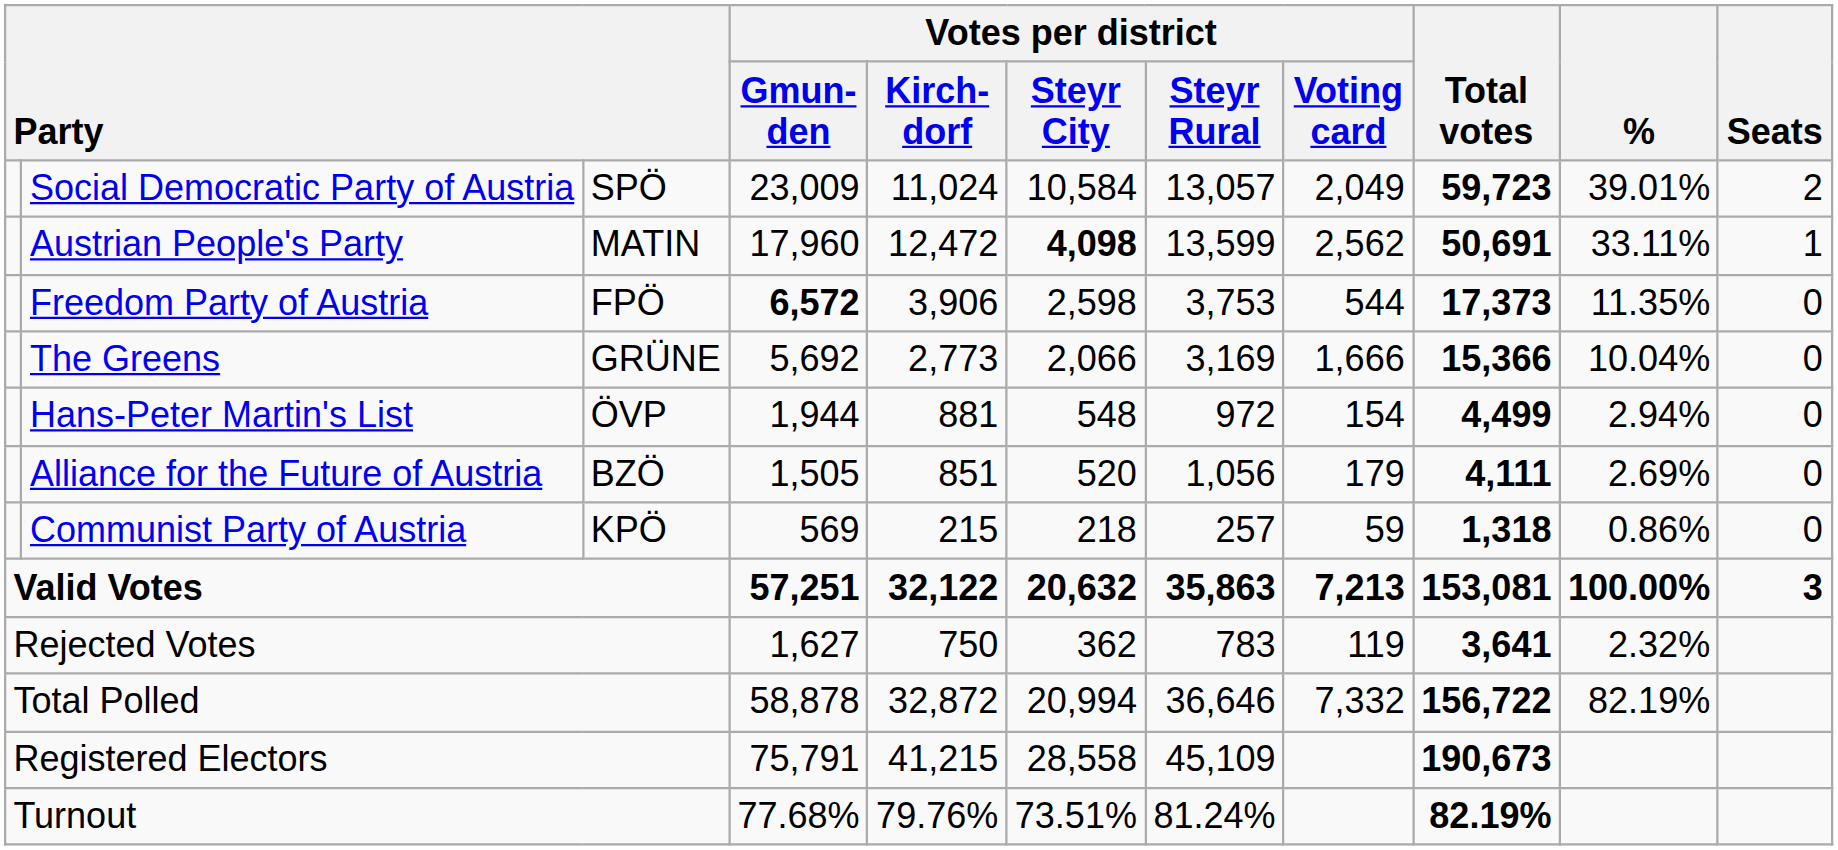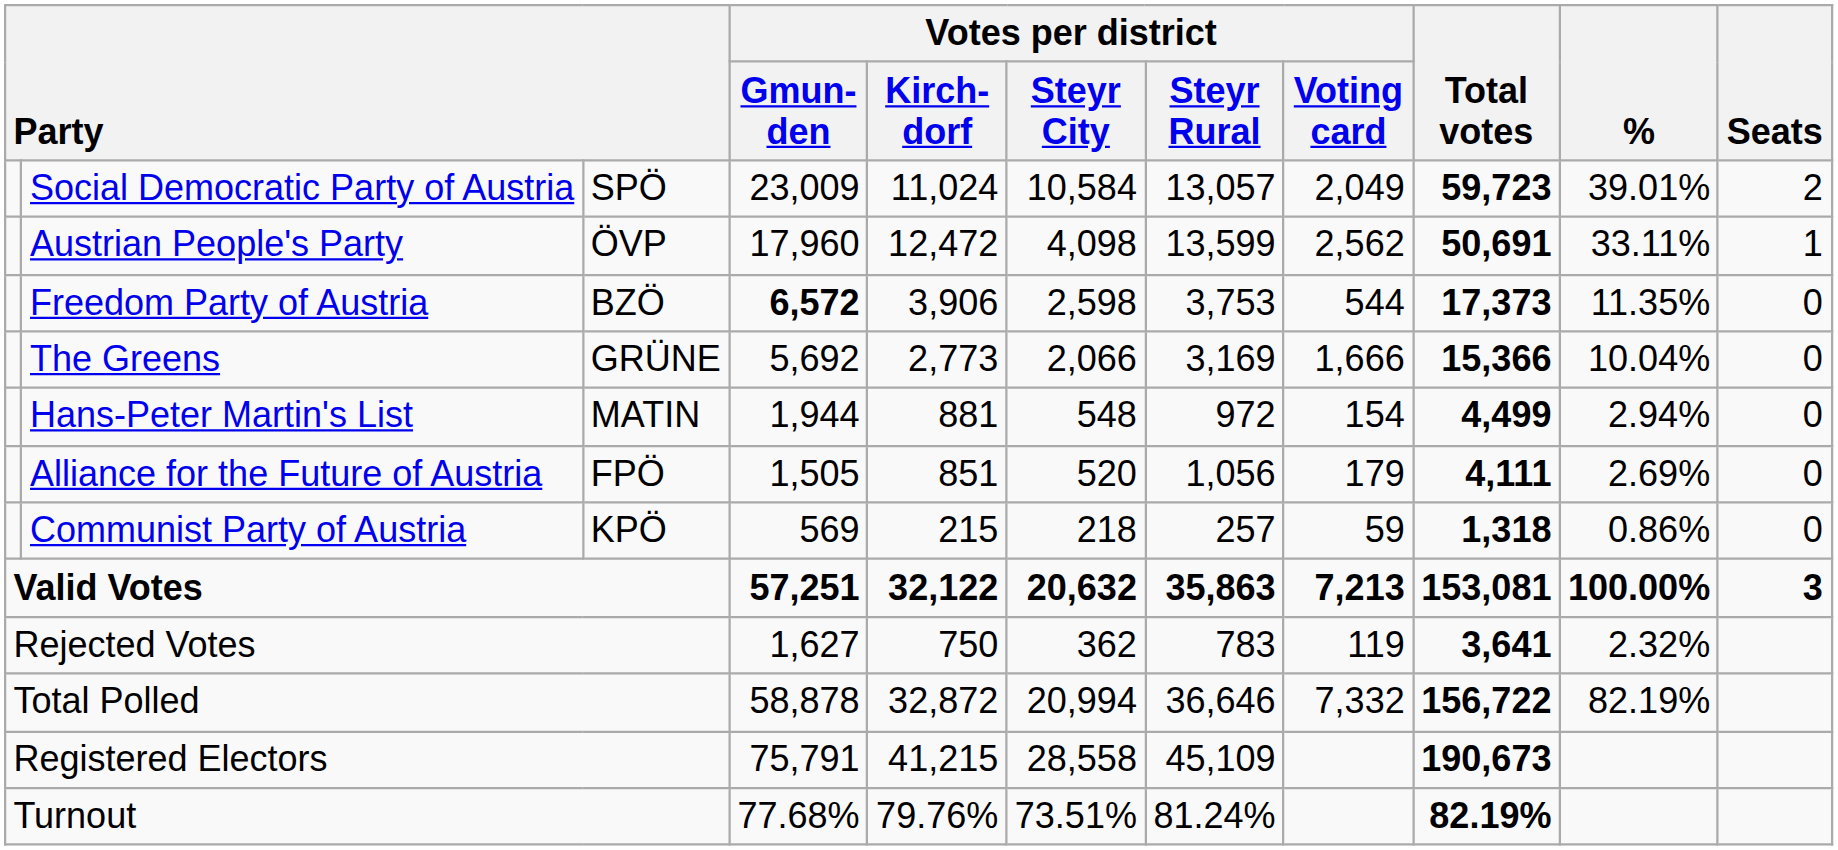(645, 244) MATIN -> (629, 244) ÖVP
(1092, 244) bold -> (1092, 244) normal
(628, 301) FPÖ -> (628, 301) BZÖ
(629, 416) ÖVP -> (645, 416) MATIN
(628, 473) BZÖ -> (628, 473) FPÖ
